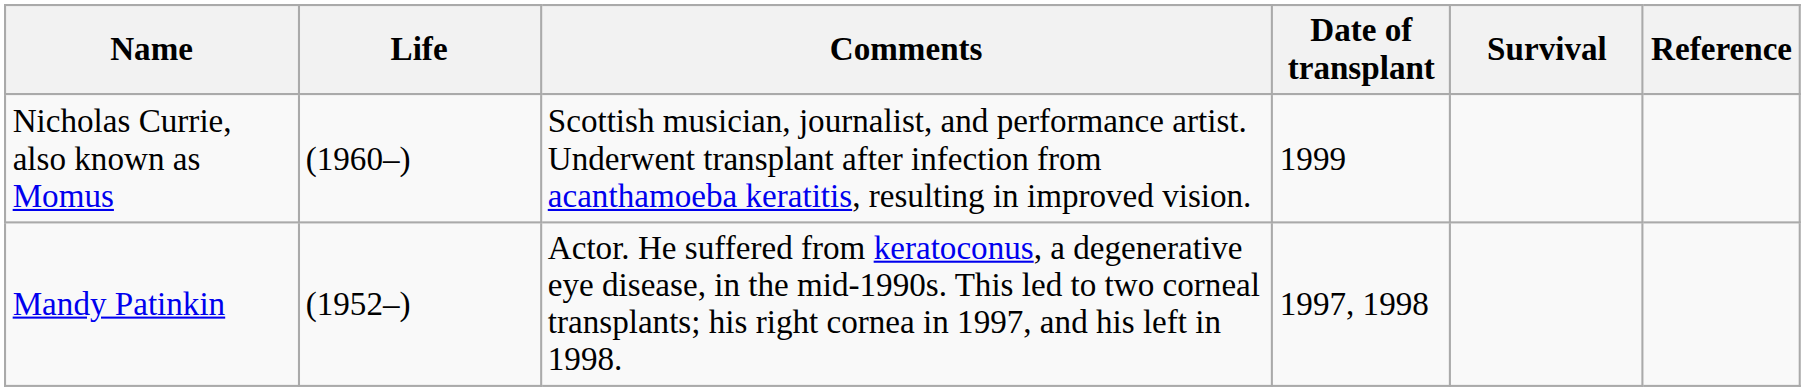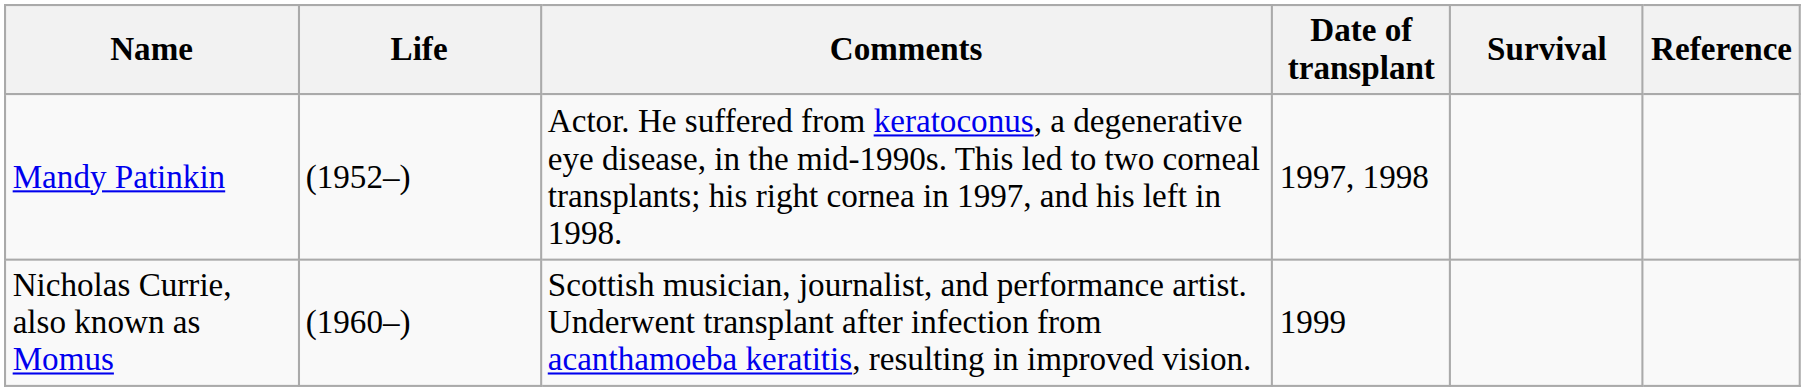rows swapped: (119, 303) <-> (122, 157)
